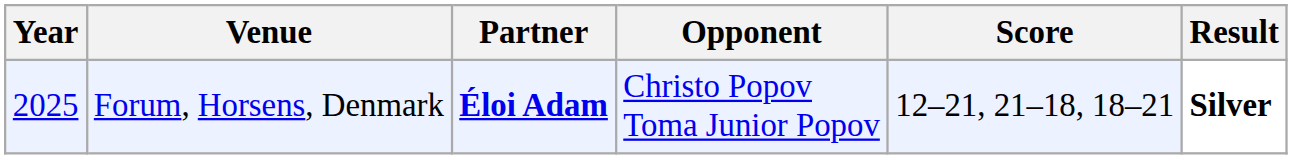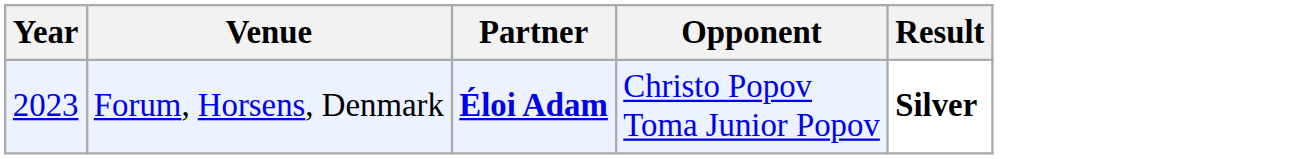- column: (1035, 31)
(46, 105) 2025 -> (46, 105) 2023
